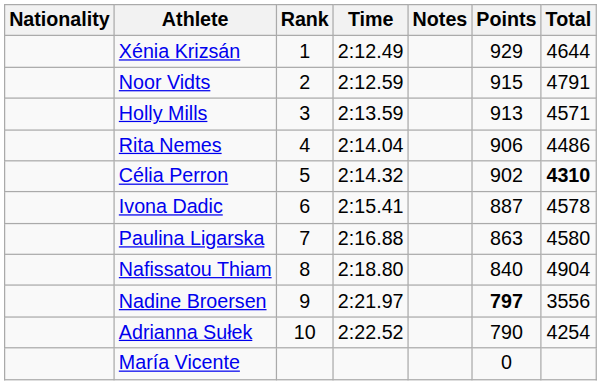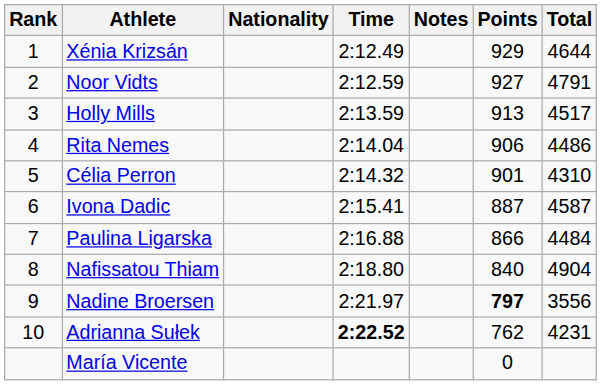columns swapped: (305, 20) <-> (59, 20)
(506, 82) 915 -> (508, 82) 927
(568, 113) 4571 -> (569, 113) 4517
(506, 176) 902 -> (508, 176) 901
(568, 176) bold -> (569, 176) normal
(568, 207) 4578 -> (569, 207) 4587
(506, 238) 863 -> (508, 238) 866
(568, 238) 4580 -> (569, 238) 4484
(371, 332) normal -> (371, 332) bold
(506, 332) 790 -> (508, 332) 762
(568, 332) 4254 -> (569, 332) 4231
